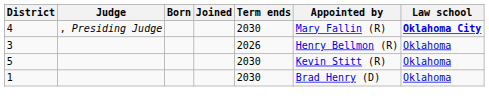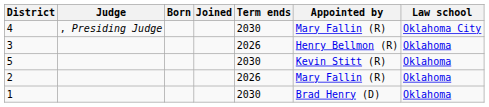(442, 29) bold -> (442, 29) normal
+ row: (10, 78)
